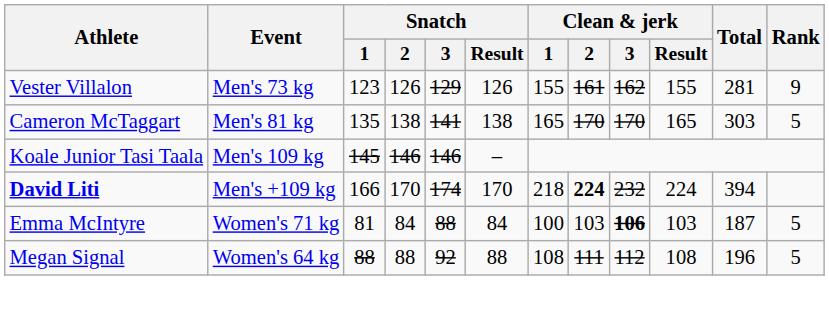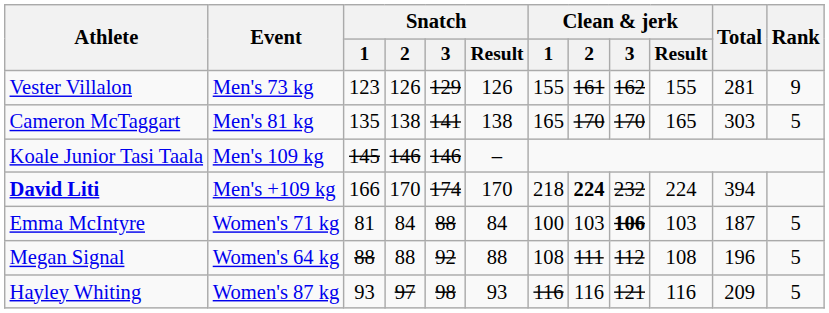+ row: (75, 291)
